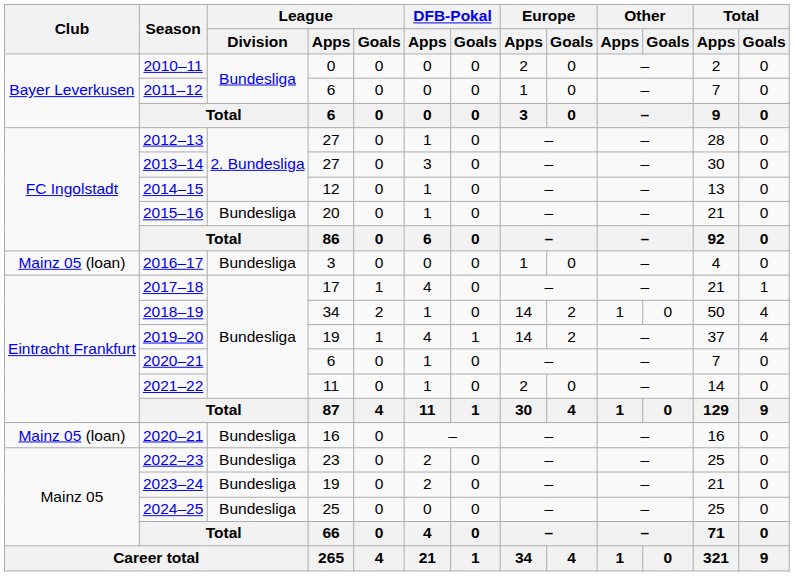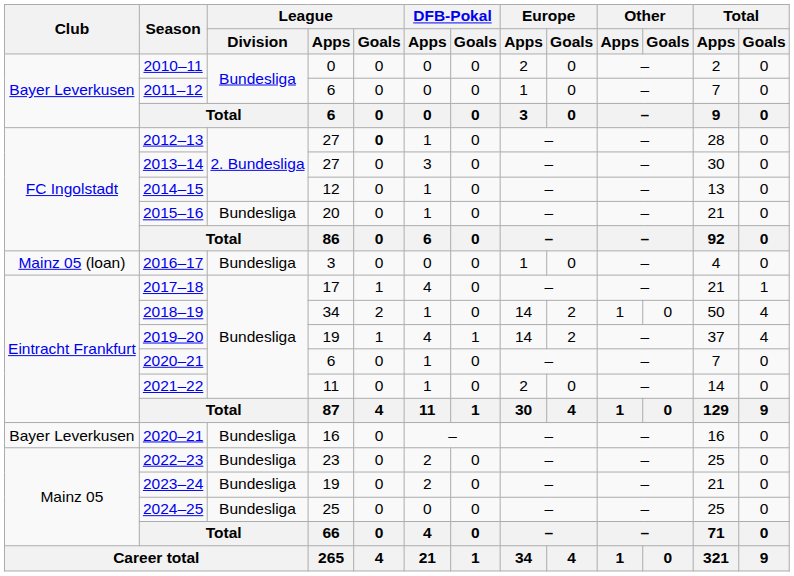(379, 139) normal -> (379, 139) bold
(72, 435) Mainz 05 (loan) -> (72, 435) Bayer Leverkusen
